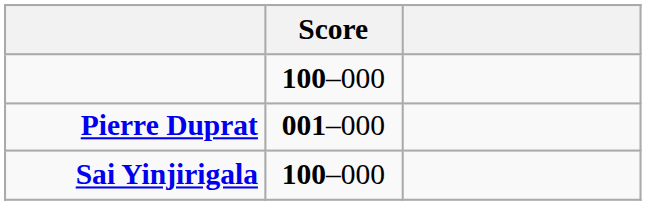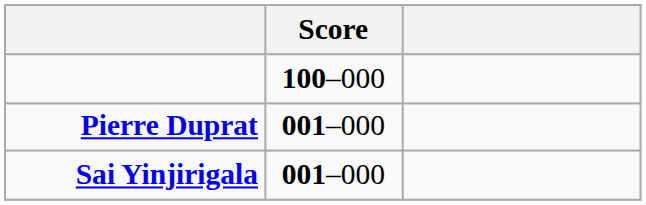(333, 175) 100–000 -> (333, 175) 001–000
